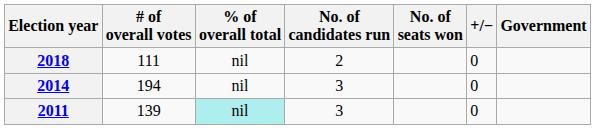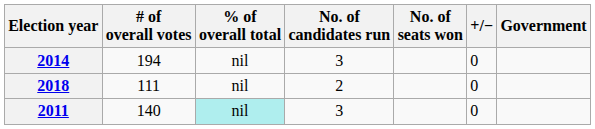rows swapped: (53, 60) <-> (53, 85)
(149, 111) 139 -> (149, 111) 140
